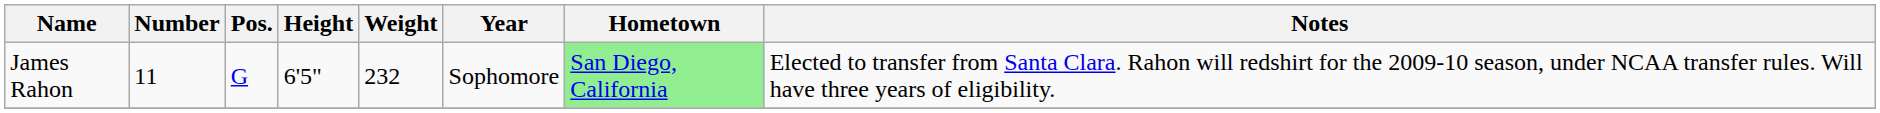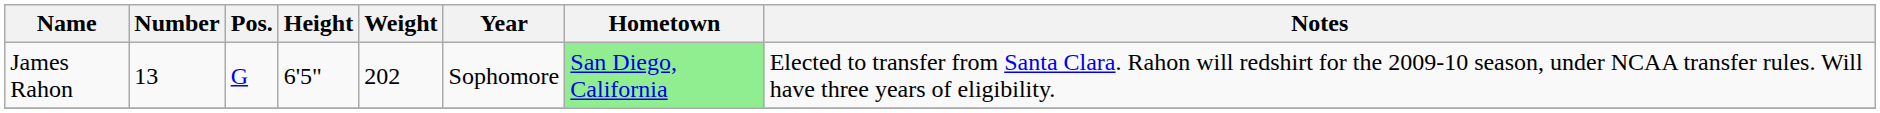(146, 75) 11 -> (146, 75) 13
(382, 75) 232 -> (382, 75) 202
